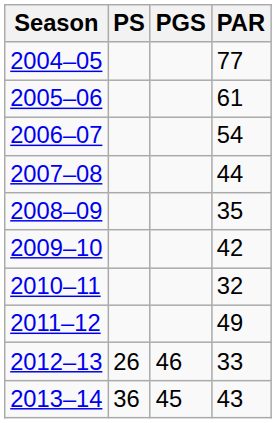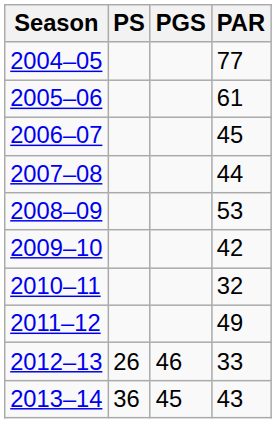(230, 135) 54 -> (230, 135) 45
(230, 211) 35 -> (230, 211) 53
